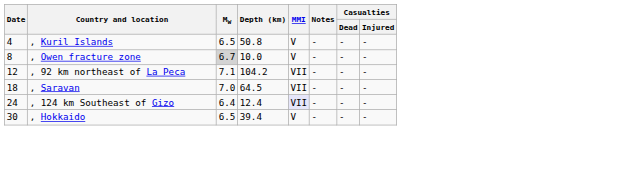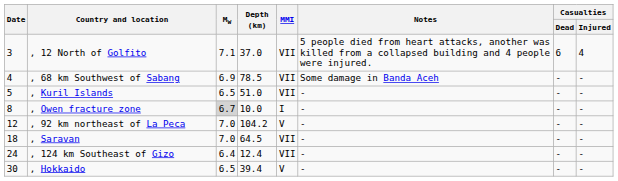+ row: (88, 53)
+ row: (105, 78)
(10, 42) 4 -> (10, 93) 5
(251, 42) 50.8 -> (251, 93) 51.0
(293, 42) V -> (287, 93) VII
(293, 57) V -> (282, 108) I
(227, 72) 7.1 -> (227, 123) 7.0
(299, 72) VII -> (282, 123) V
(299, 102) lavender background -> (287, 154) no background
